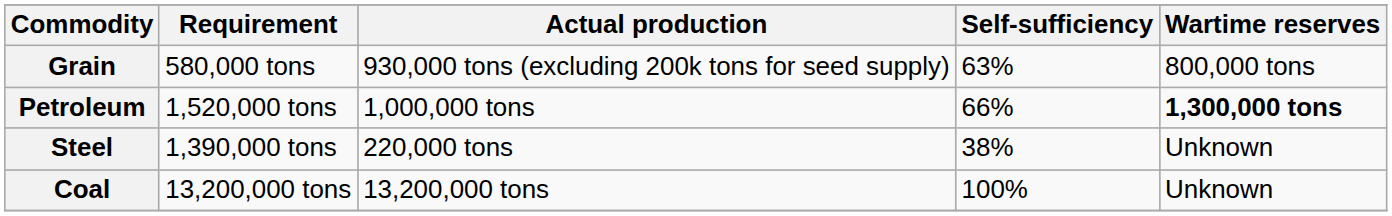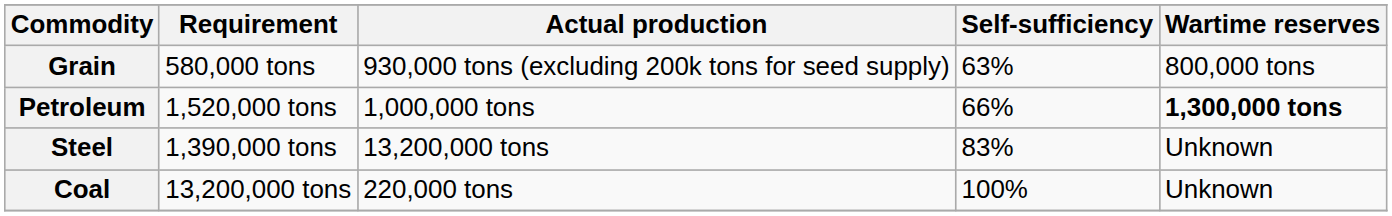(438, 148) 220,000 tons -> (456, 148) 13,200,000 tons
(988, 148) 38% -> (988, 148) 83%
(456, 189) 13,200,000 tons -> (438, 189) 220,000 tons
